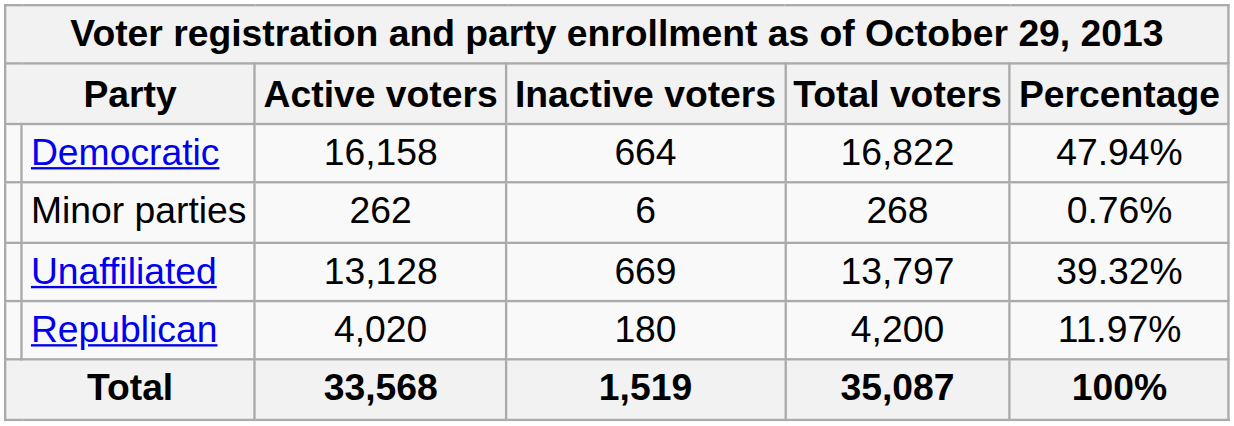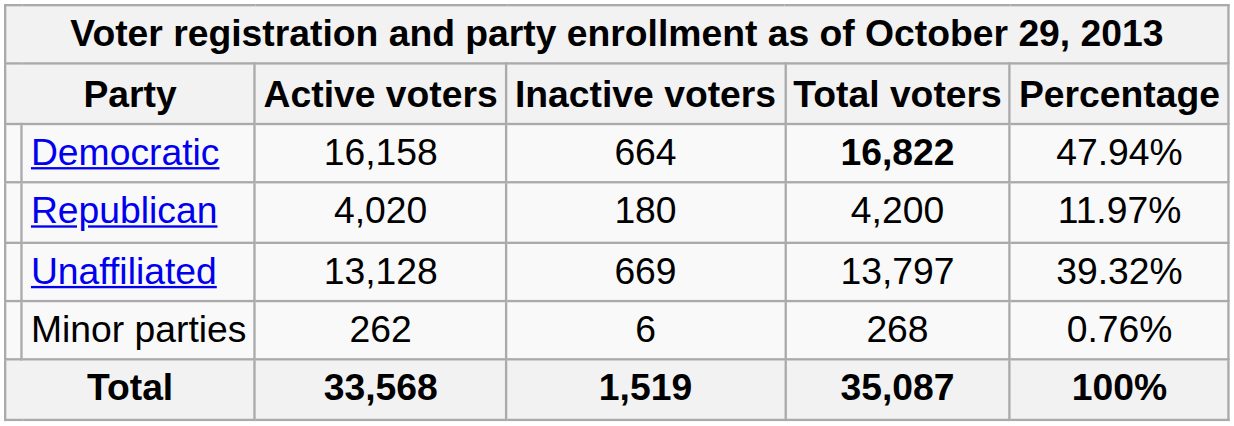(898, 152) normal -> (898, 152) bold
rows swapped: (124, 329) <-> (139, 211)
